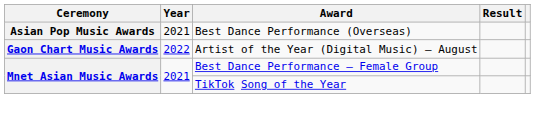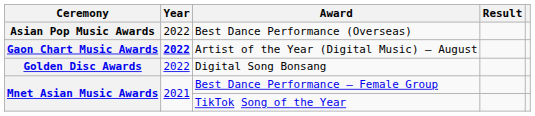(177, 31) 2021 -> (177, 31) 2022
(177, 49) normal -> (177, 49) bold
+ row: (261, 67)
